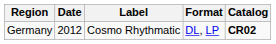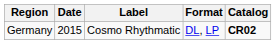(70, 30) 2012 -> (70, 30) 2015
